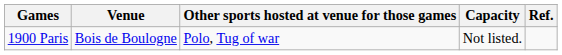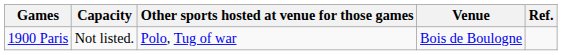columns swapped: (126, 15) <-> (492, 15)
